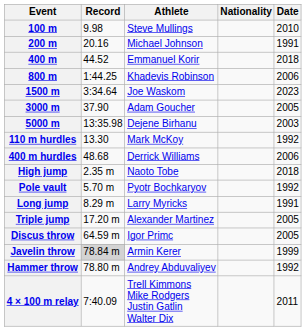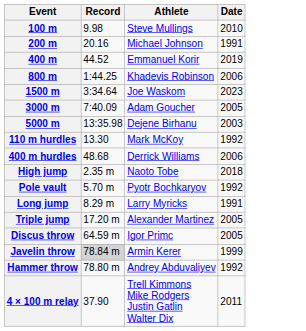- column: (246, 12)
(288, 60) 2018 -> (232, 60) 2019
(96, 108) 37.90 -> (100, 108) 7:40.09
(100, 301) 7:40.09 -> (96, 301) 37.90
